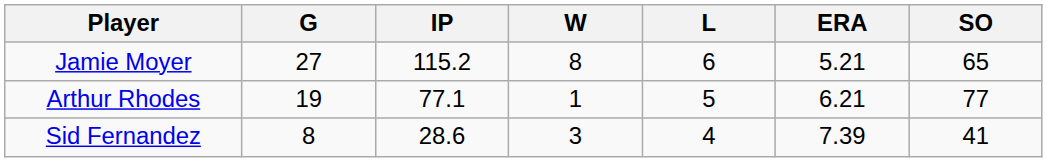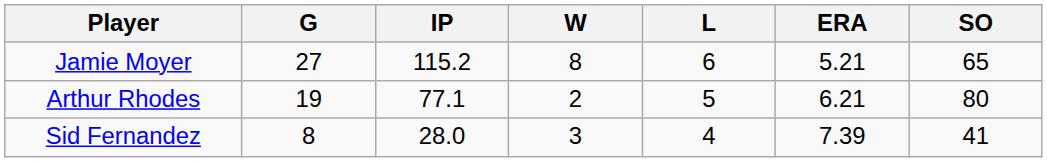(575, 99) 1 -> (575, 99) 2
(976, 99) 77 -> (976, 99) 80
(442, 136) 28.6 -> (442, 136) 28.0
